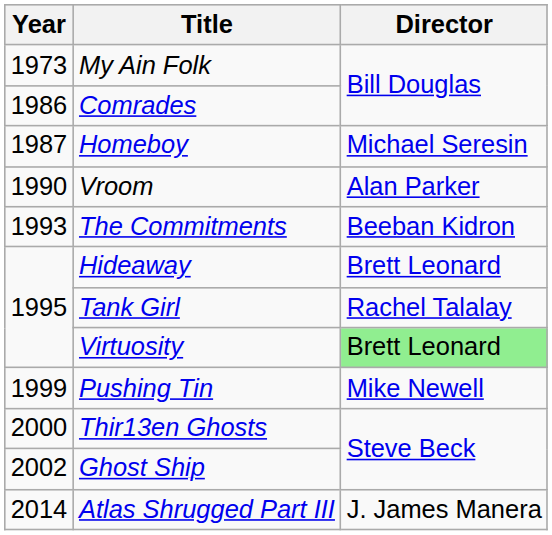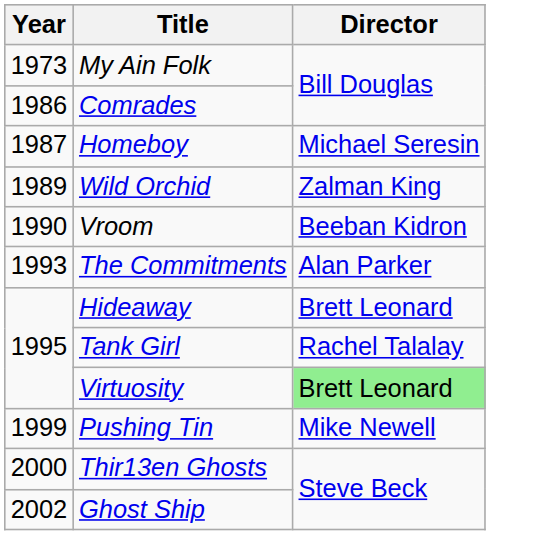+ row: (145, 186)
(413, 186) Alan Parker -> (383, 226) Beeban Kidron
(431, 226) Beeban Kidron -> (365, 266) Alan Parker
- row: (207, 508)
